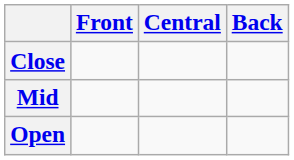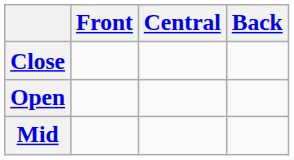rows swapped: (38, 97) <-> (38, 135)
